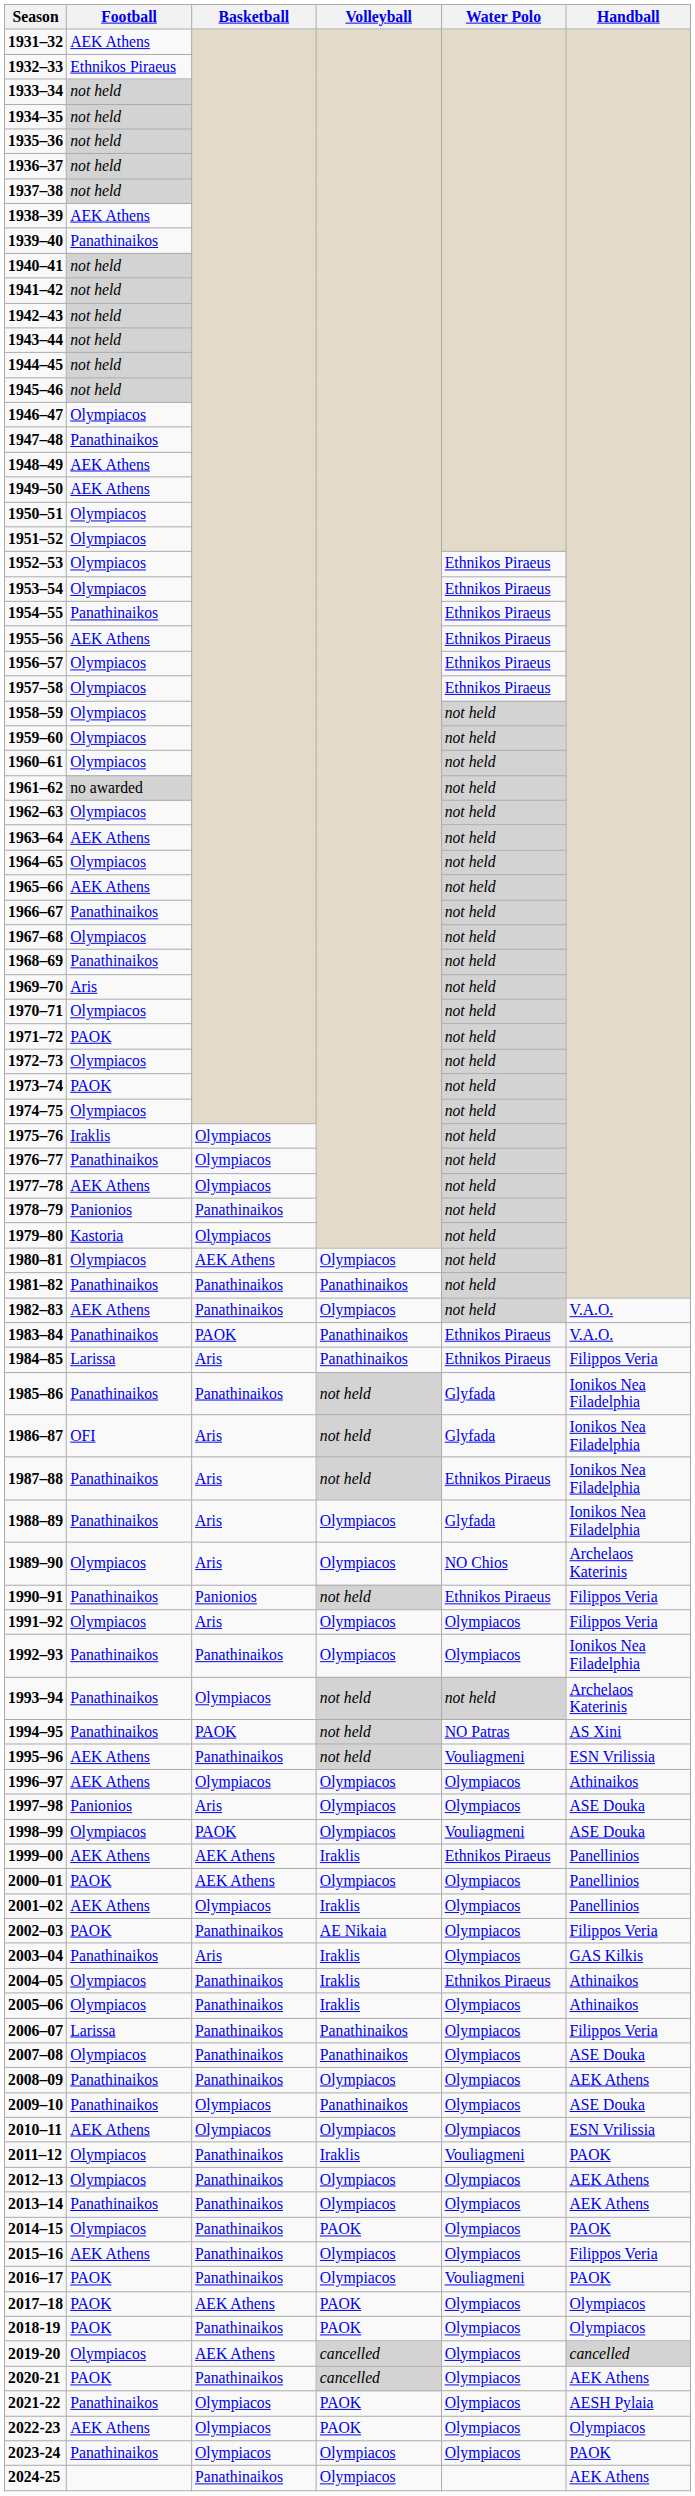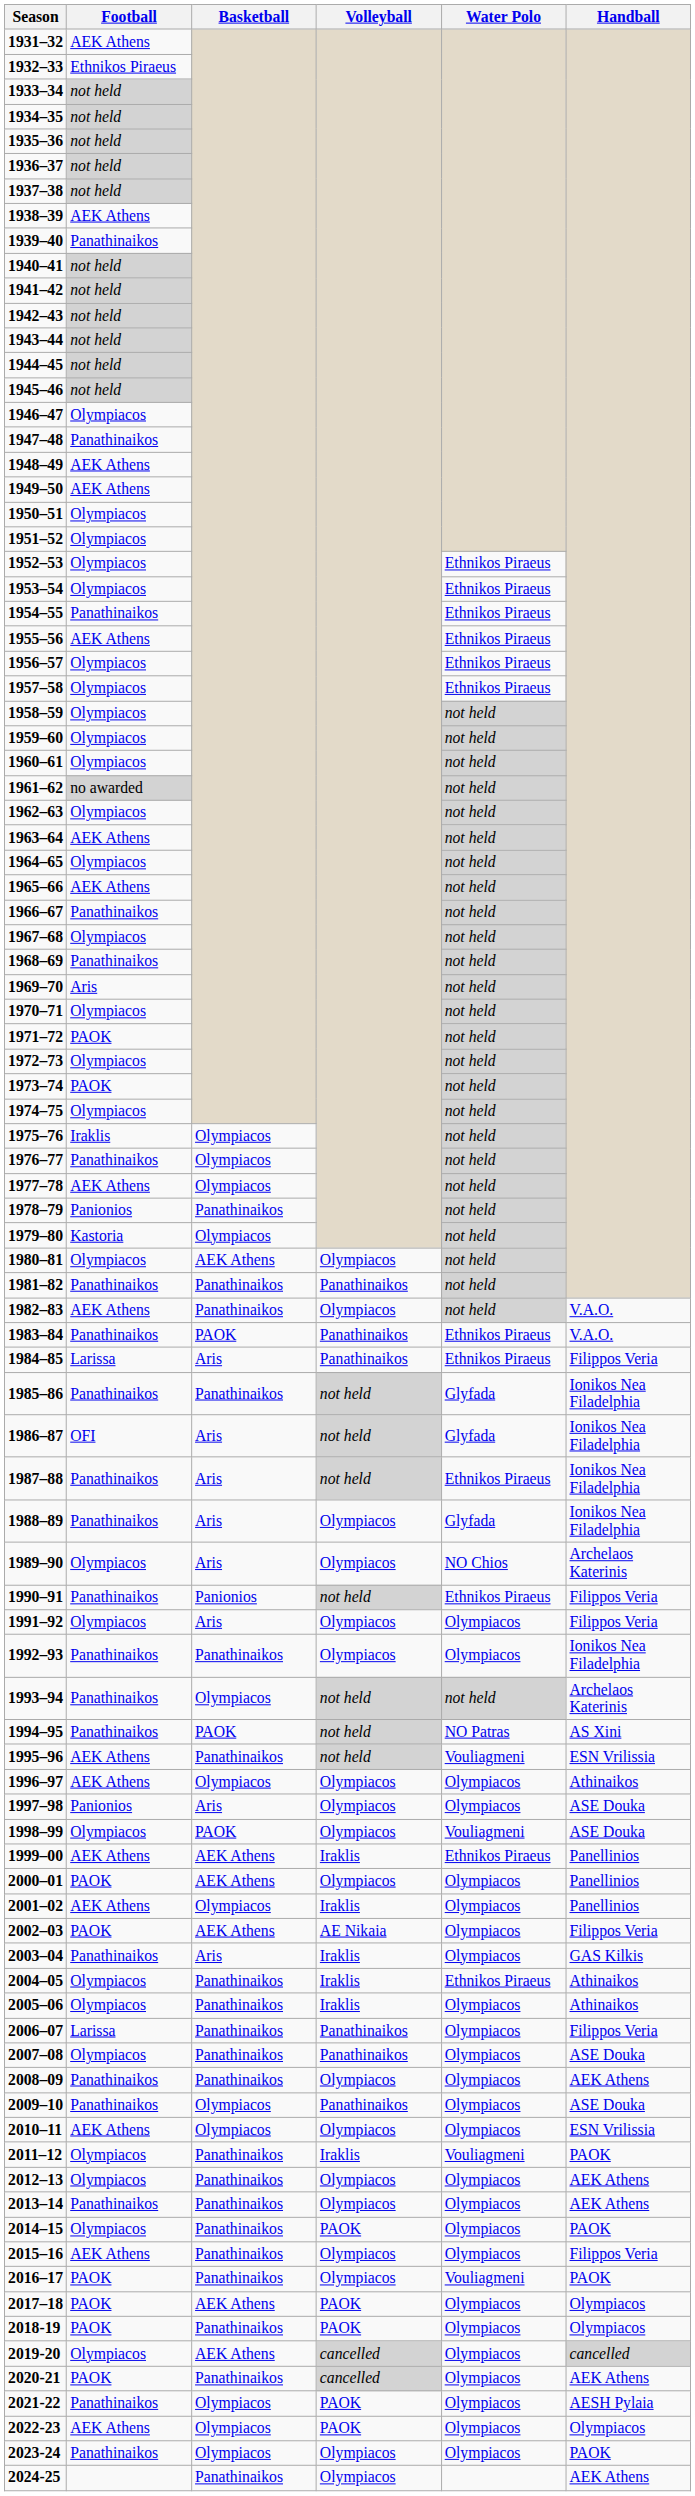(239, 1930) Panathinaikos -> (235, 1930) AEK Athens
